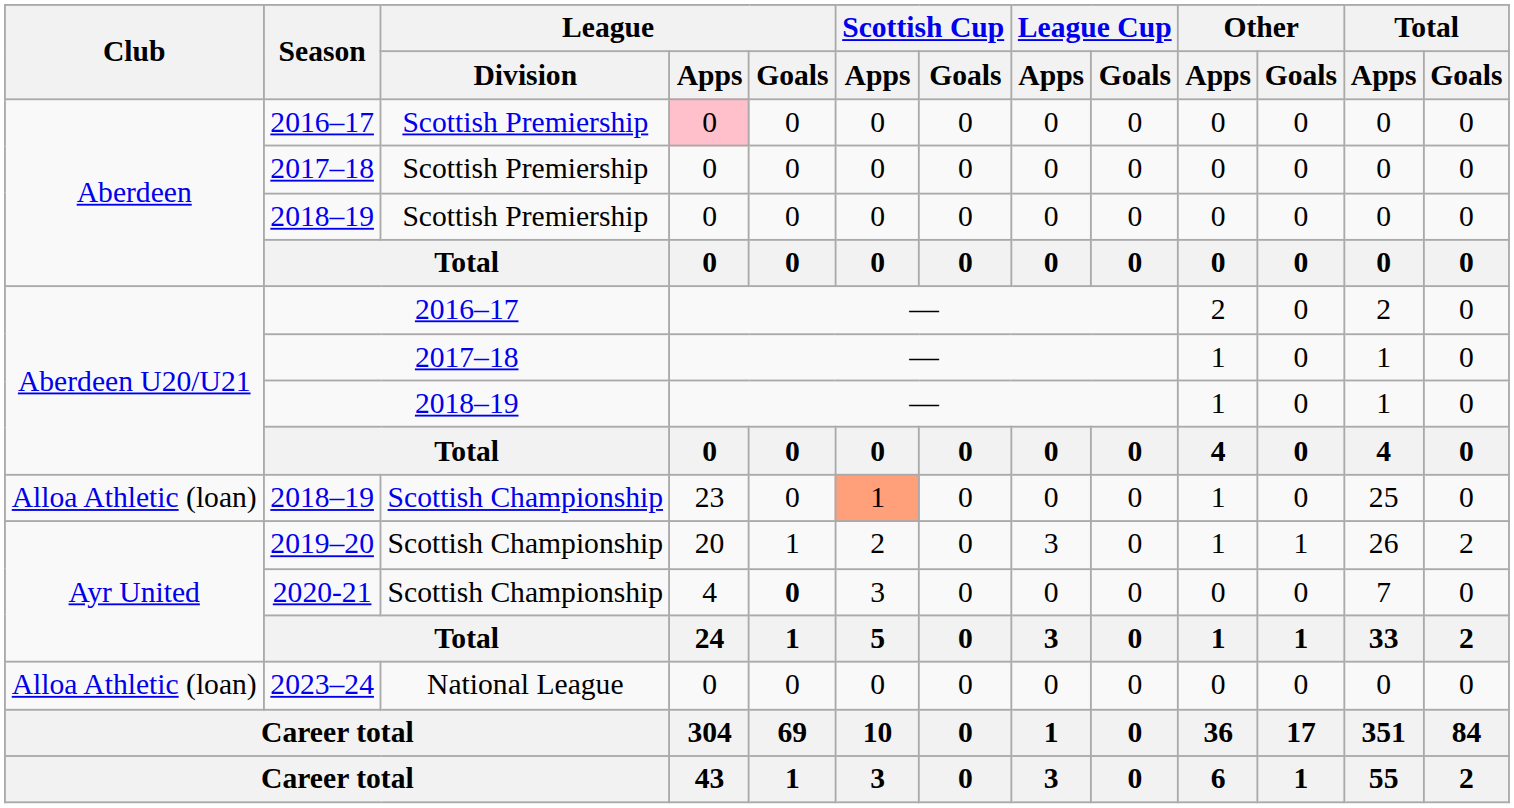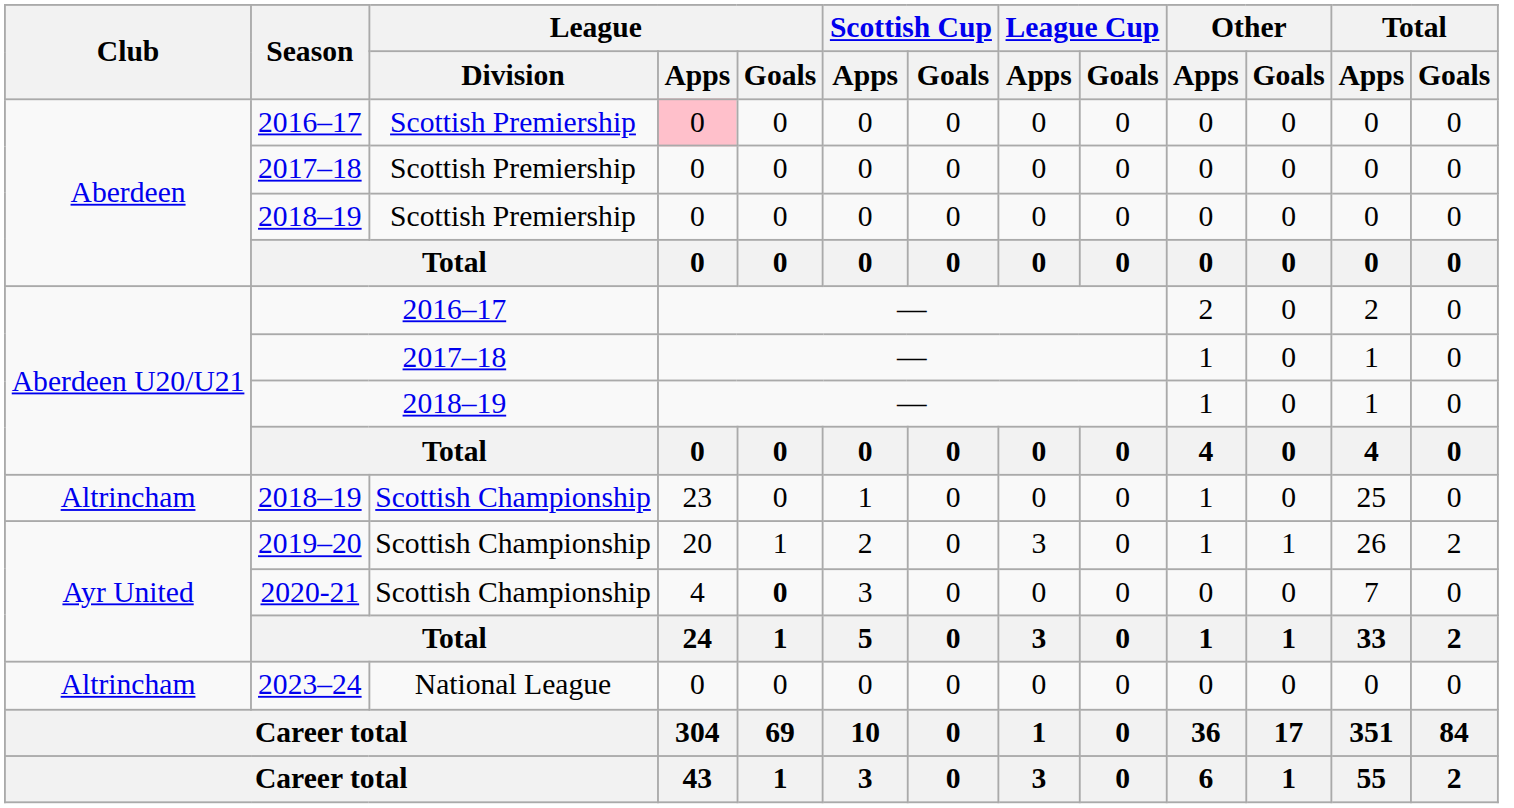(134, 497) Alloa Athletic (loan) -> (128, 497) Altrincham
(878, 497) lightsalmon background -> (865, 497) no background
(134, 685) Alloa Athletic (loan) -> (128, 685) Altrincham
